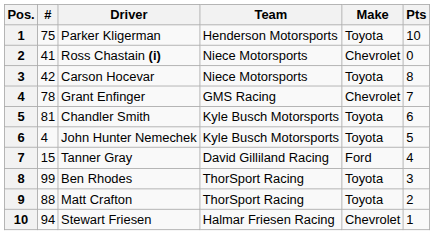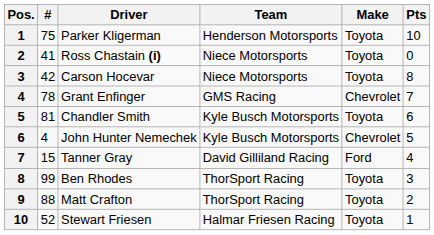(373, 56) Chevrolet -> (364, 56) Toyota
(364, 138) Toyota -> (373, 138) Chevrolet
(48, 219) 94 -> (48, 219) 52
(373, 219) Chevrolet -> (364, 219) Toyota
